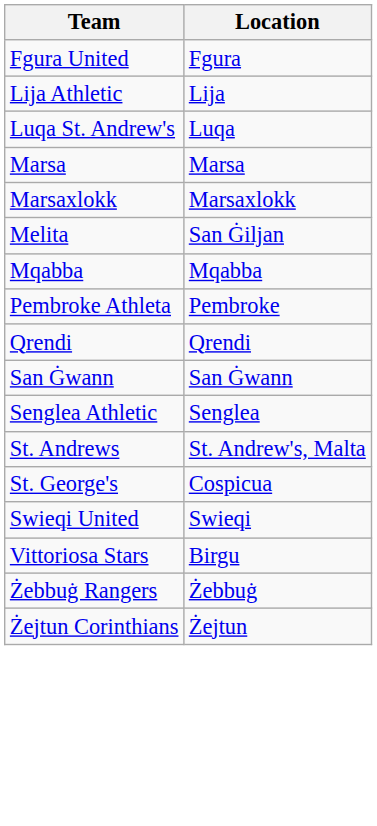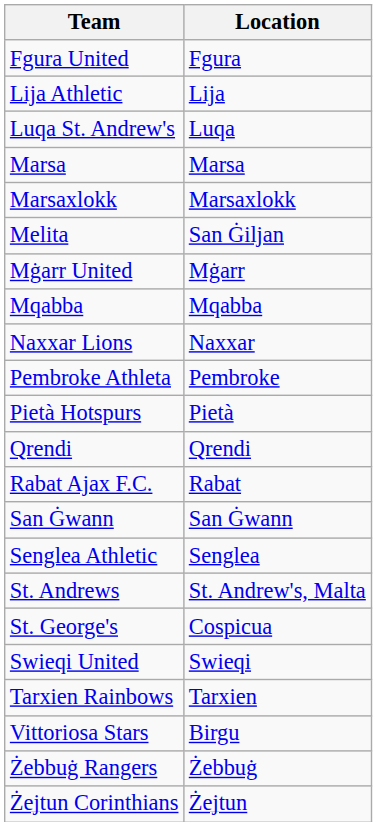+ row: (71, 270)
+ row: (71, 341)
+ row: (76, 413)
+ row: (81, 484)
+ row: (92, 697)
